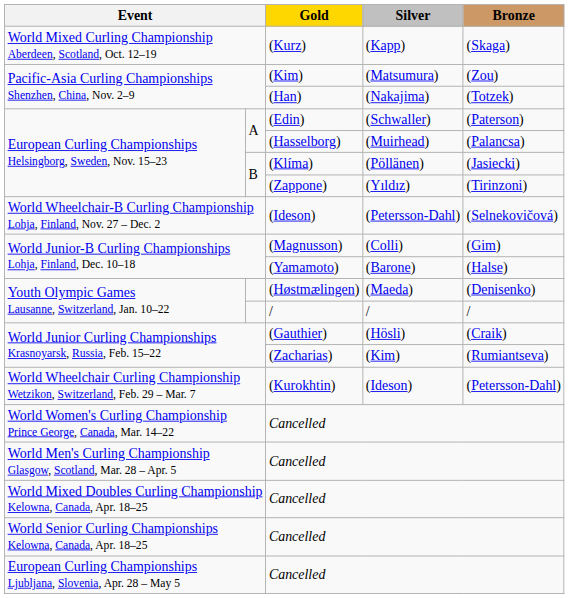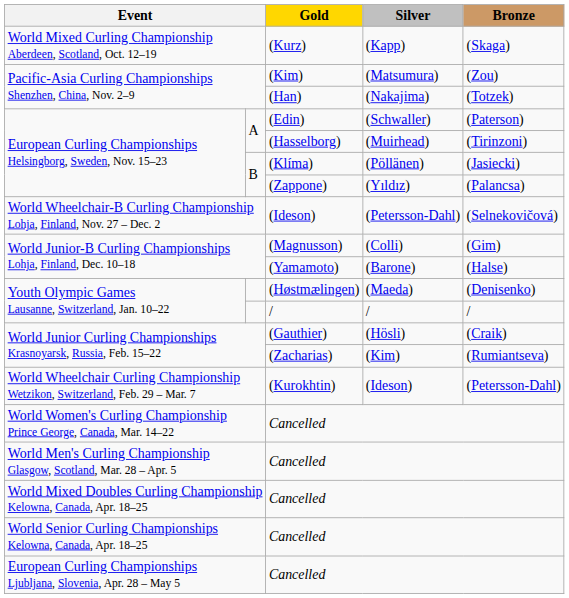(496, 141) (Palancsa) -> (497, 141) (Tirinzoni)
(497, 185) (Tirinzoni) -> (496, 185) (Palancsa)
